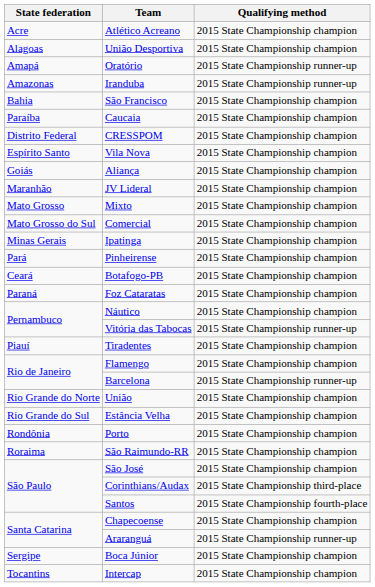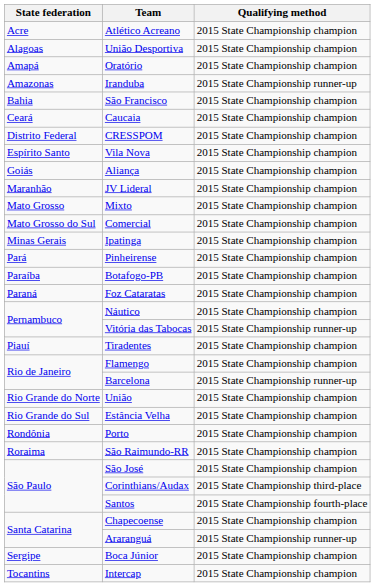(277, 65) 2015 State Championship runner-up -> (277, 65) 2015 State Championship champion
(23, 118) Paraíba -> (20, 118) Ceará
(20, 275) Ceará -> (23, 275) Paraíba
